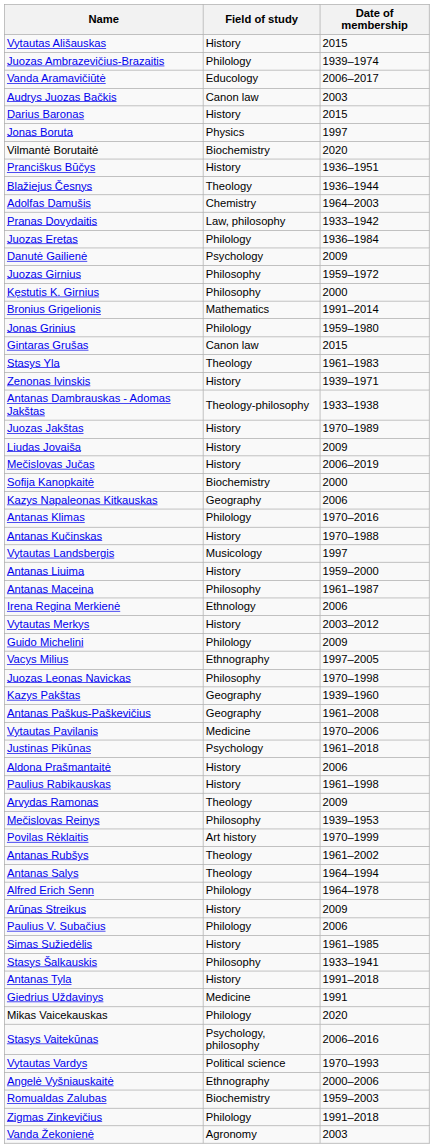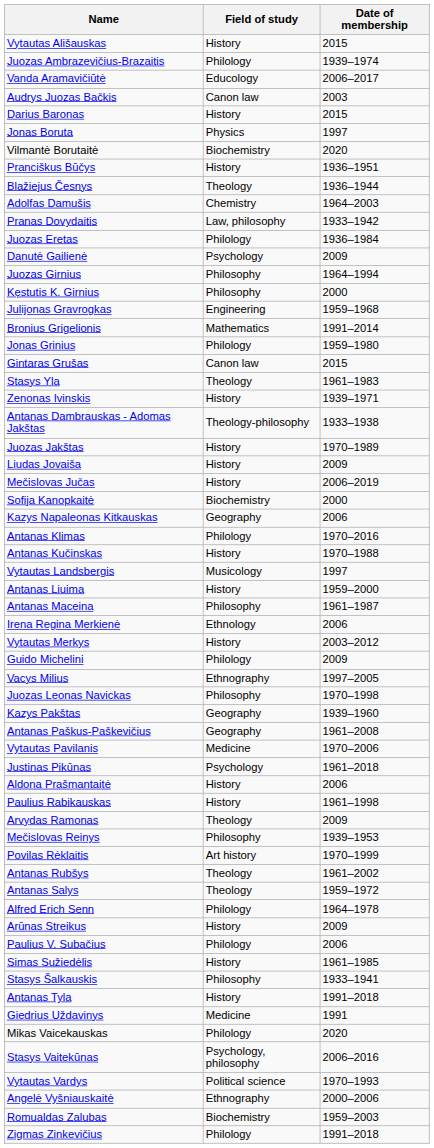(351, 274) 1959–1972 -> (351, 274) 1964–1994
+ row: (59, 310)
(351, 873) 1964–1994 -> (351, 891) 1959–1972
- row: (50, 1134)
